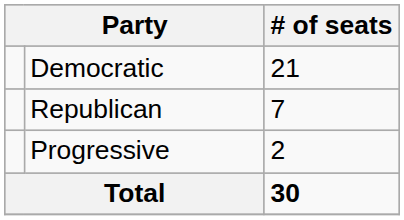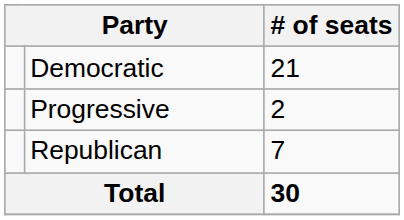rows swapped: (96, 109) <-> (100, 151)
